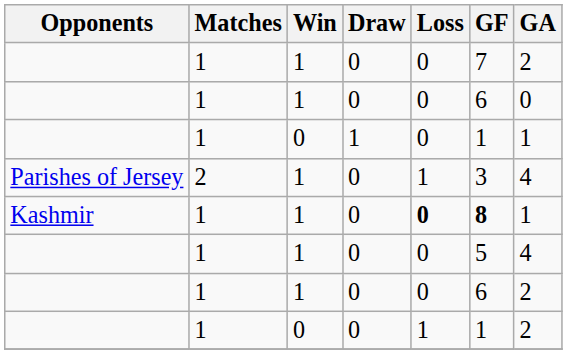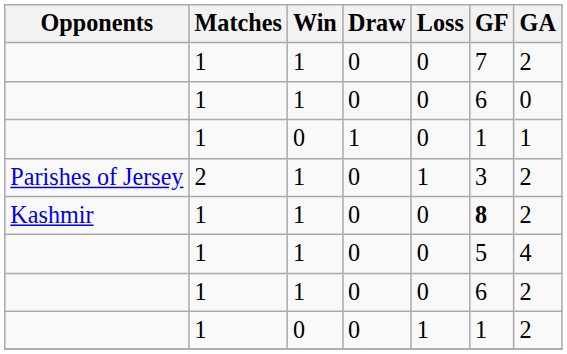(526, 176) 4 -> (526, 176) 2
(423, 215) bold -> (423, 215) normal
(526, 215) 1 -> (526, 215) 2
